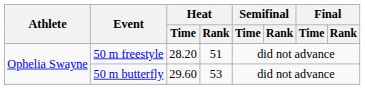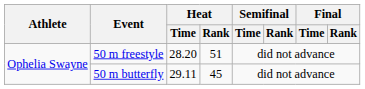(183, 74) 29.60 -> (183, 74) 29.11
(216, 74) 53 -> (216, 74) 45
